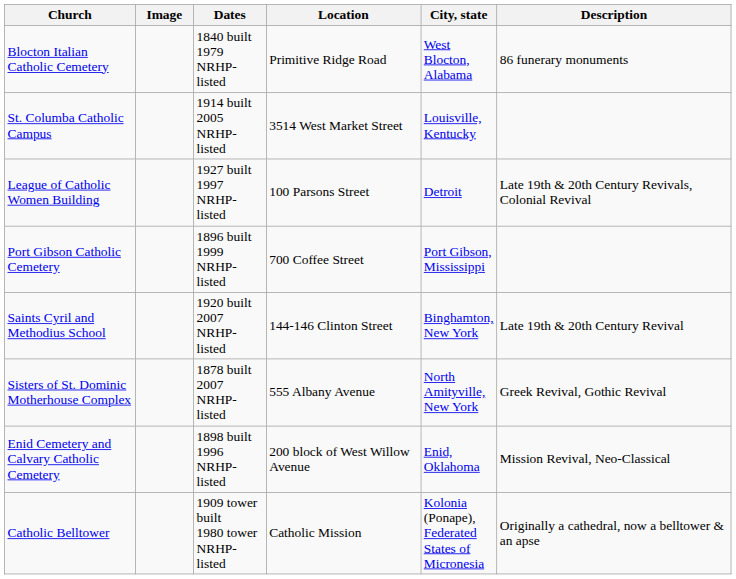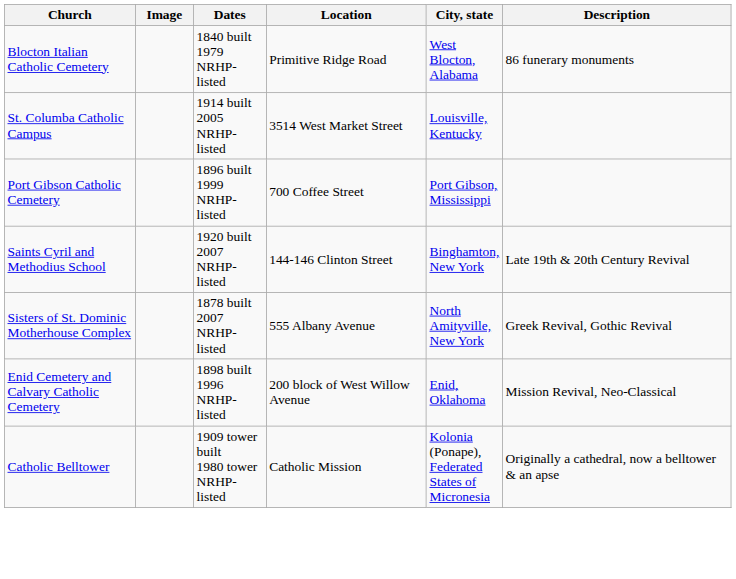- row: (59, 192)
